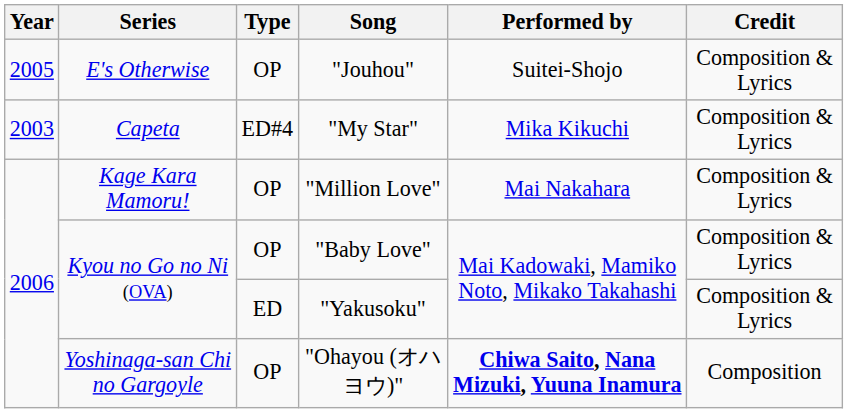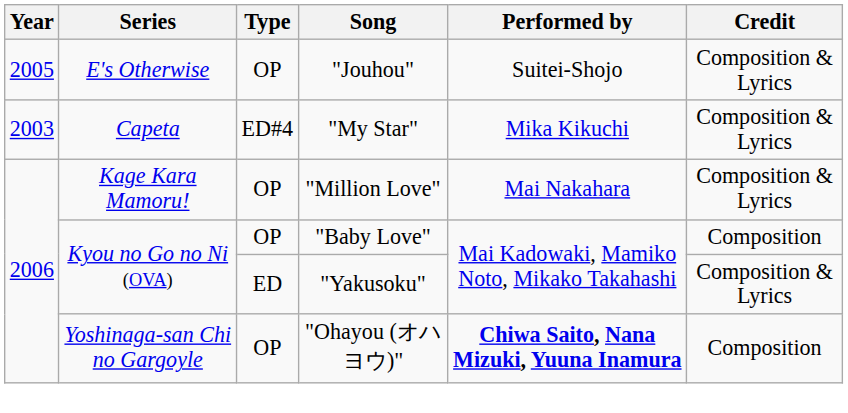(765, 249) Composition & Lyrics -> (765, 236) Composition
